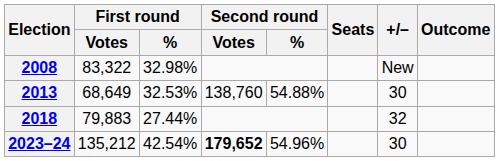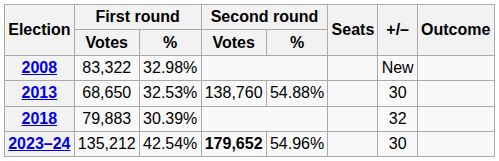(107, 93) 68,649 -> (107, 93) 68,650
(170, 118) 27.44% -> (170, 118) 30.39%
